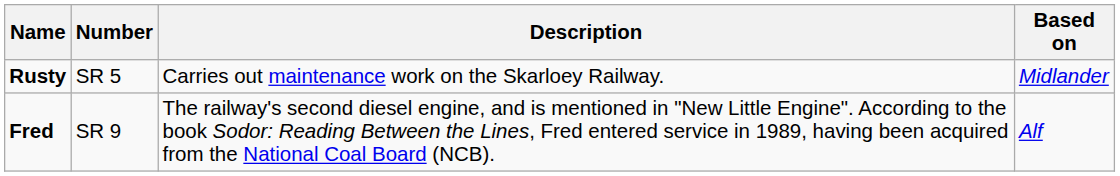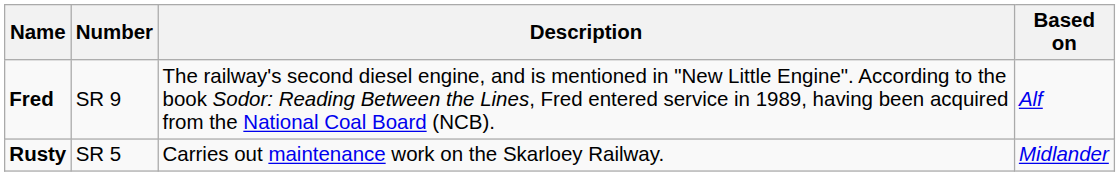rows swapped: (38, 76) <-> (32, 131)
